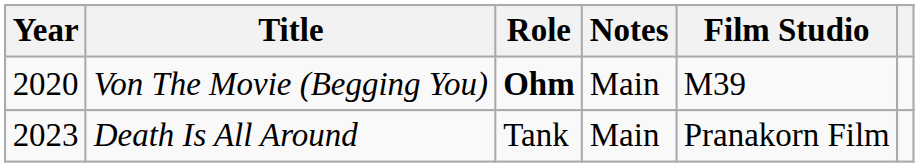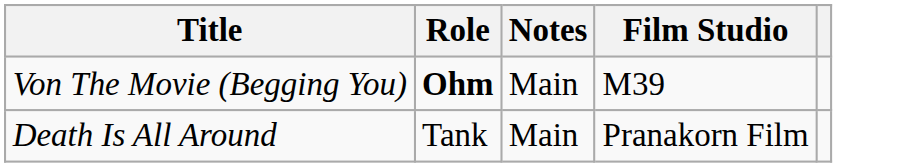- column: (46, 30)
